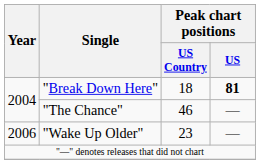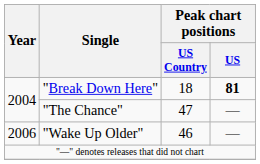(186, 111) 46 -> (186, 111) 47
(186, 133) 23 -> (186, 133) 46
